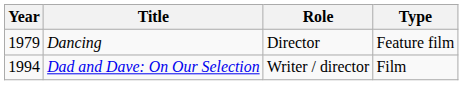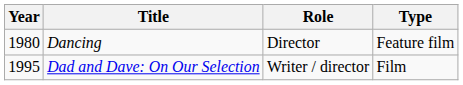(24, 42) 1979 -> (24, 42) 1980
(24, 67) 1994 -> (24, 67) 1995
